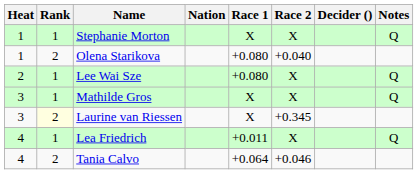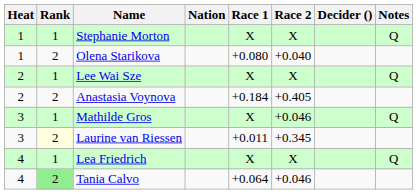(250, 76) +0.080 -> (250, 76) X
+ row: (126, 96)
(293, 96) X -> (293, 117) +0.046
(250, 117) X -> (250, 138) +0.011
(250, 138) +0.011 -> (250, 158) X
(55, 158) no background -> (55, 179) lightgreen background
